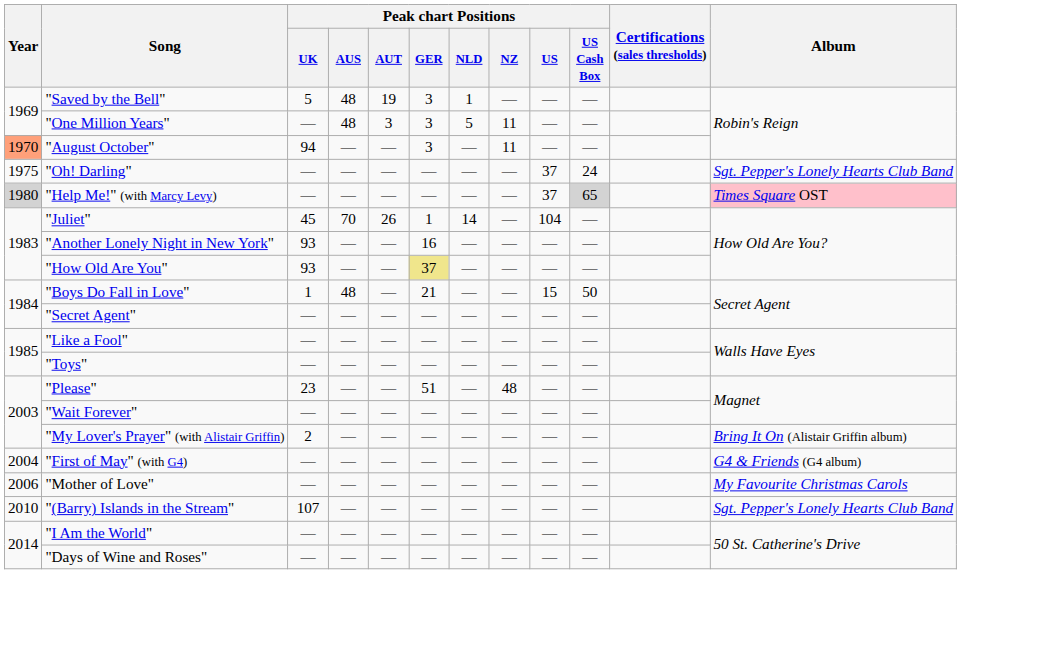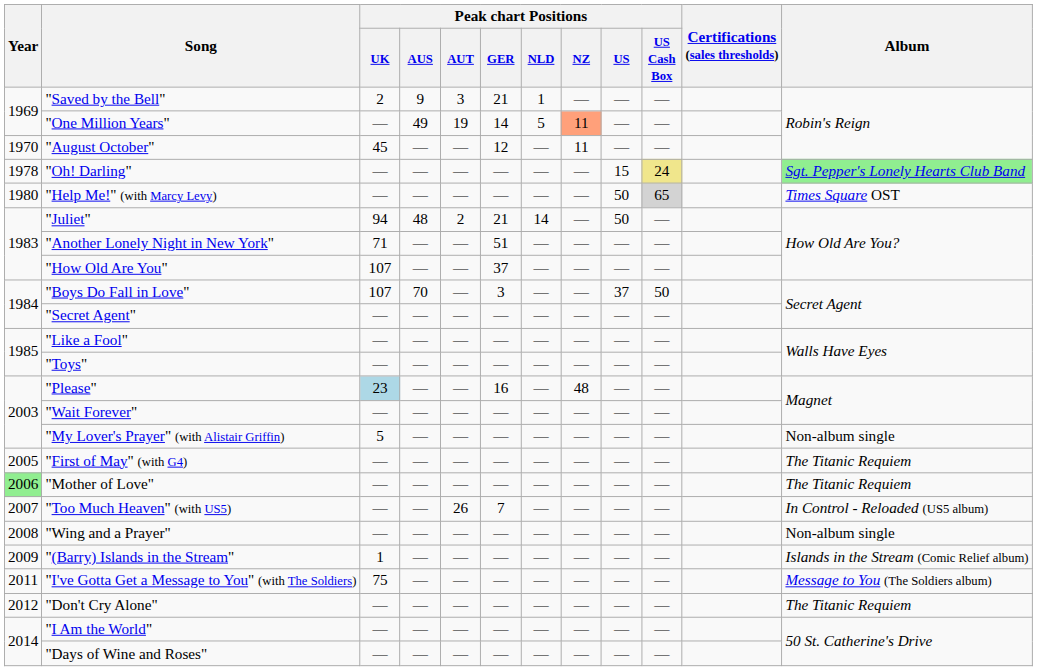(308, 98) 5 -> (380, 98) 2
(348, 98) 48 -> (420, 98) 9
(389, 98) 19 -> (461, 98) 3
(429, 98) 3 -> (501, 98) 21
(348, 123) 48 -> (420, 123) 49
(389, 123) 3 -> (461, 123) 19
(429, 123) 3 -> (501, 123) 14
(509, 123) no background -> (581, 123) lightsalmon background
(23, 147) lightsalmon background -> (23, 147) no background
(308, 147) 94 -> (380, 147) 45
(429, 147) 3 -> (501, 147) 12
(23, 171) 1975 -> (23, 171) 1978
(550, 171) 37 -> (622, 171) 15
(590, 171) no background -> (662, 171) khaki background
(833, 171) no background -> (905, 171) lightgreen background
(23, 195) lightgrey background -> (23, 195) no background
(550, 195) 37 -> (622, 195) 50
(771, 195) pink background -> (843, 195) no background
(308, 219) 45 -> (380, 219) 94
(348, 219) 70 -> (420, 219) 48
(389, 219) 26 -> (461, 219) 2
(429, 219) 1 -> (501, 219) 21
(550, 219) 104 -> (622, 219) 50
(308, 243) 93 -> (380, 243) 71
(429, 243) 16 -> (501, 243) 51
(308, 267) 93 -> (380, 267) 107
(429, 267) khaki background -> (501, 267) no background
(308, 291) 1 -> (380, 291) 107
(348, 291) 48 -> (420, 291) 70
(429, 291) 21 -> (501, 291) 3
(550, 291) 15 -> (622, 291) 37
(308, 388) no background -> (380, 388) lightblue background
(429, 388) 51 -> (501, 388) 16
(308, 436) 2 -> (380, 436) 5
(810, 436) Bring It On (Alistair Griffin album) -> (840, 436) Non-album single
(23, 460) 2004 -> (23, 460) 2005
(787, 460) G4 & Friends (G4 album) -> (848, 460) The Titanic Requiem
(23, 484) no background -> (23, 484) lightgreen background
(811, 484) My Favourite Christmas Carols -> (848, 484) The Titanic Requiem
+ row: (138, 508)
+ row: (108, 532)
(23, 508) 2010 -> (23, 556) 2009
(308, 508) 107 -> (380, 556) 1
(833, 508) Sgt. Pepper's Lonely Hearts Club Band -> (907, 556) Islands in the Stream (Comic Relief album)
+ row: (201, 581)
+ row: (102, 605)
